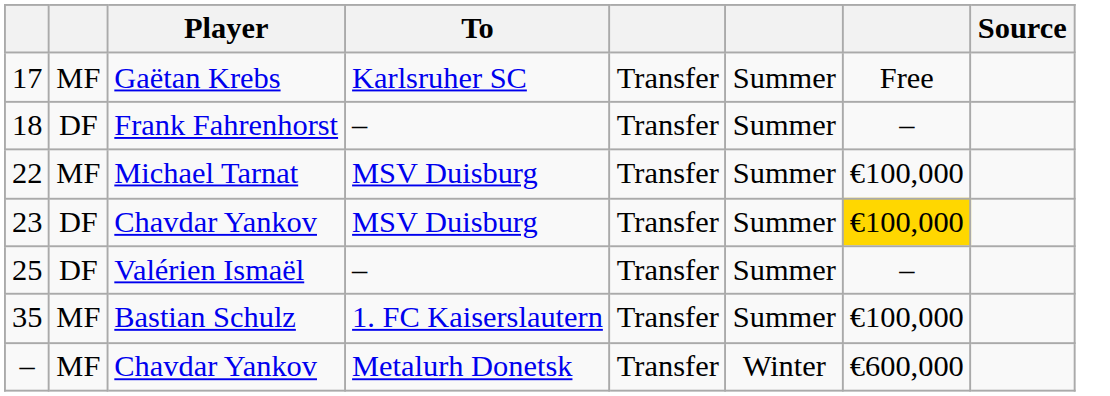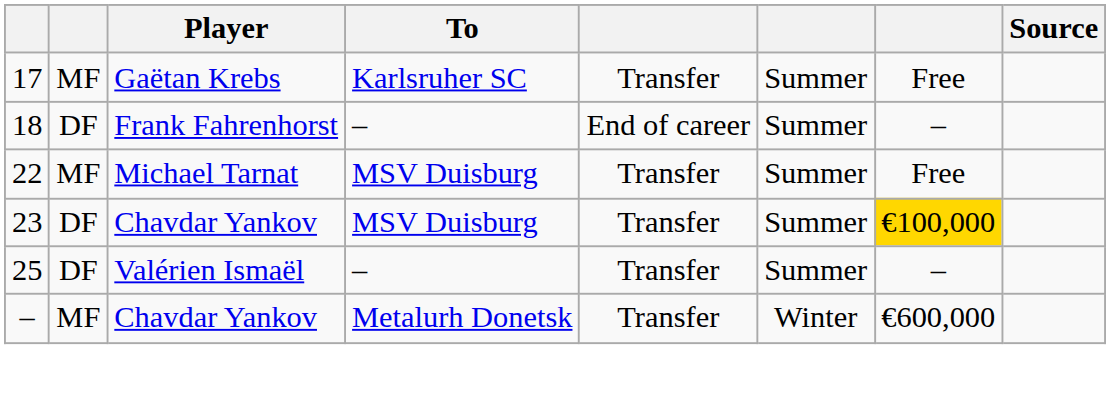(668, 125) Transfer -> (668, 125) End of career
(907, 173) €100,000 -> (938, 173) Free
- row: (27, 317)
